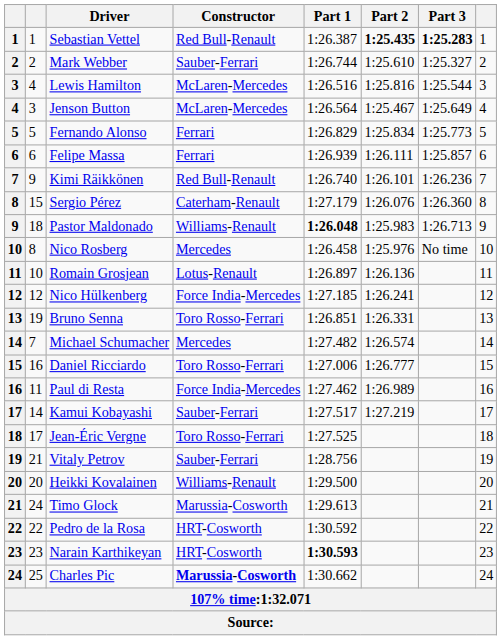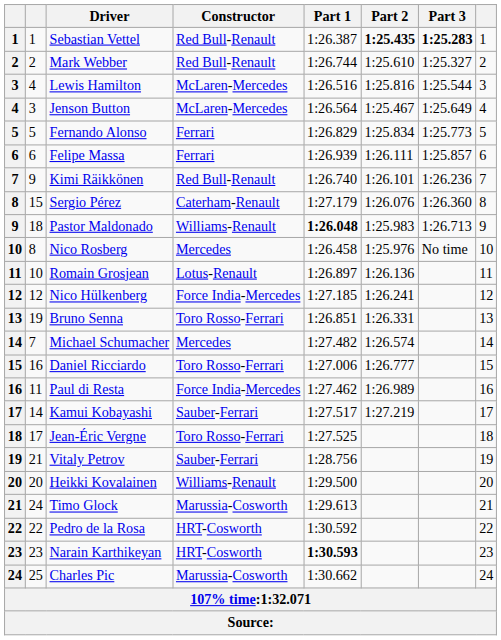(217, 62) Sauber-Ferrari -> (226, 62) Red Bull-Renault
(236, 575) bold -> (232, 575) normal
